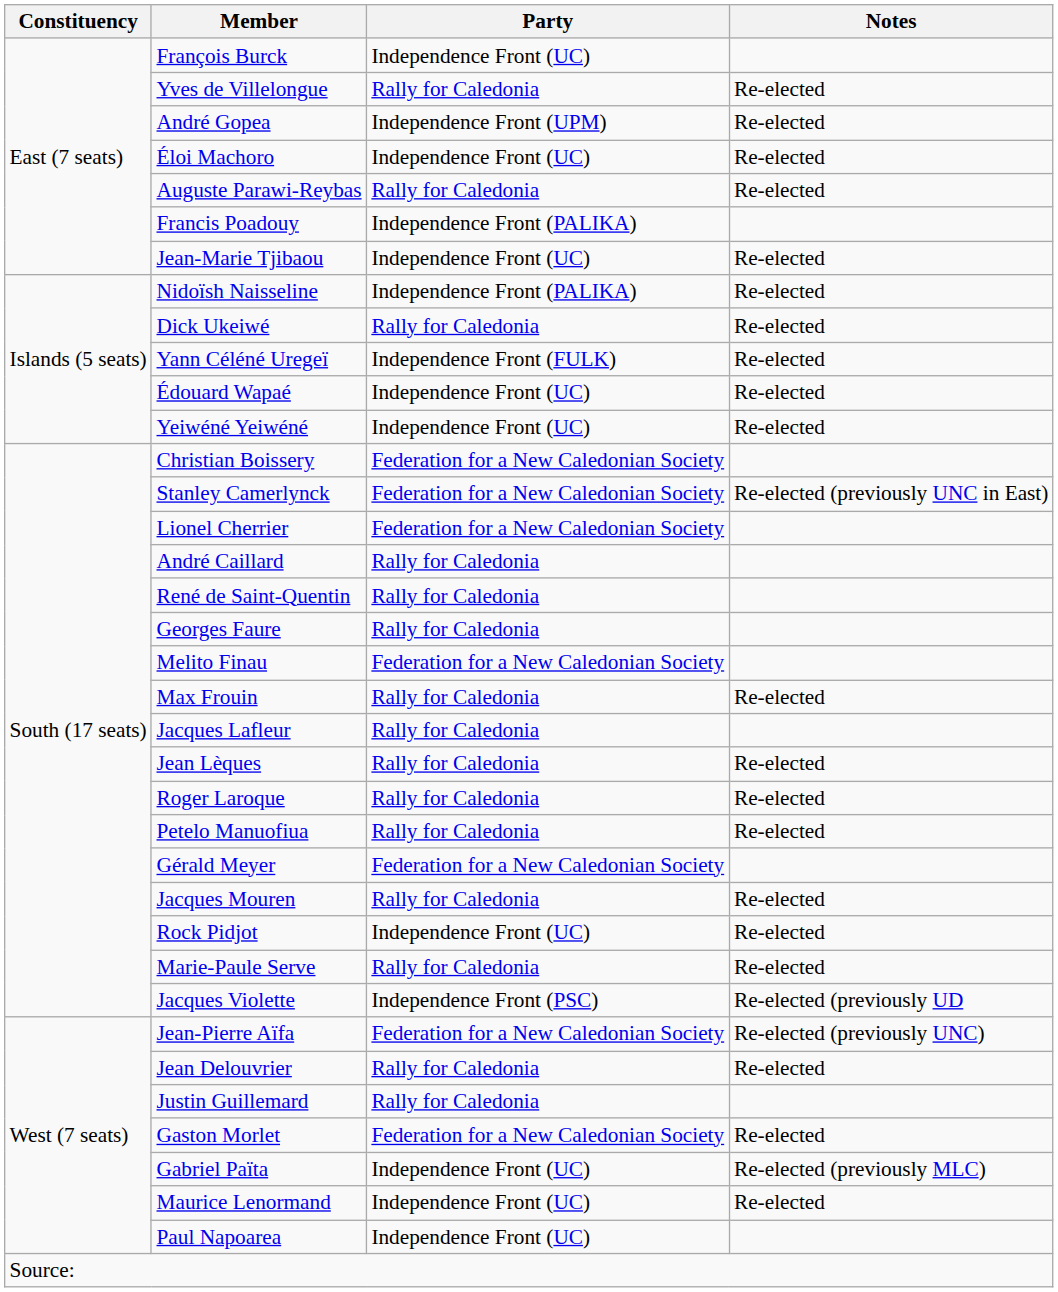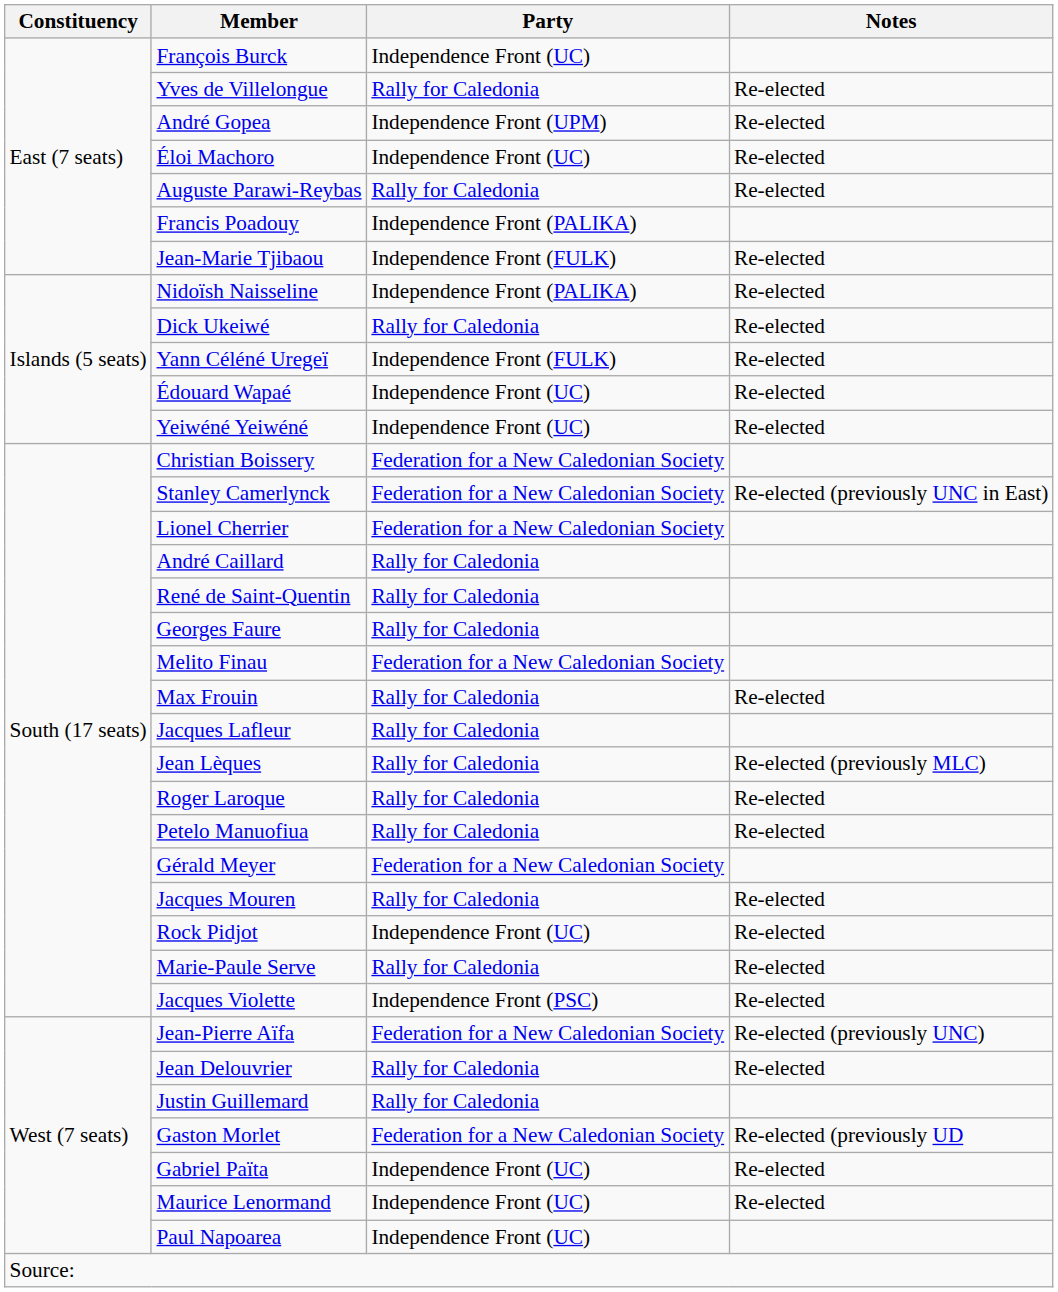(481, 257) Independence Front (UC) -> (494, 257) Independence Front (FULK)
(779, 763) Re-elected -> (860, 763) Re-elected (previously MLC)
(849, 1000) Re-elected (previously UD -> (779, 1000) Re-elected
(779, 1135) Re-elected -> (849, 1135) Re-elected (previously UD
(860, 1168) Re-elected (previously MLC) -> (779, 1168) Re-elected
